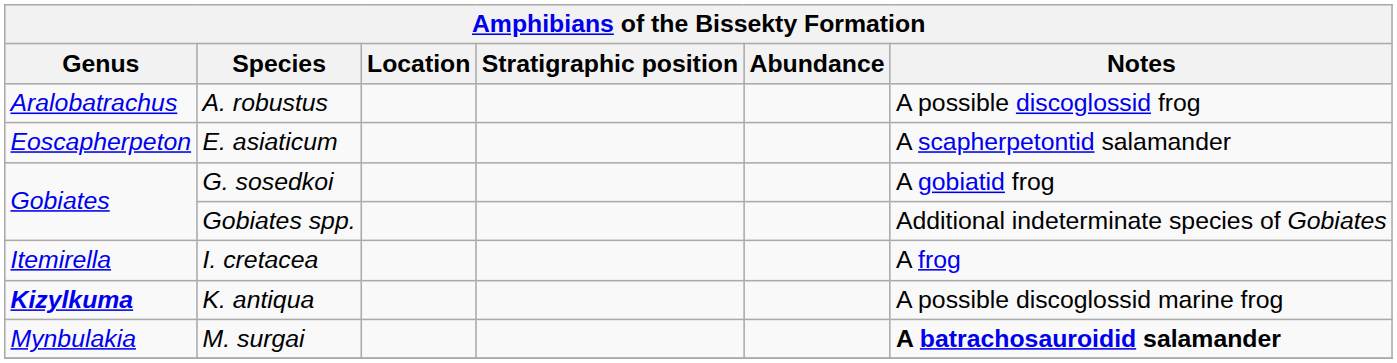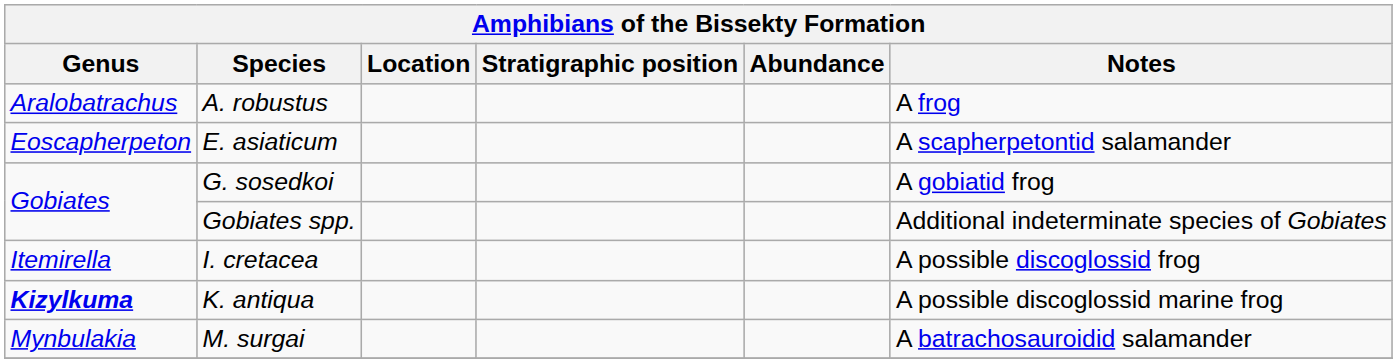(1048, 102) A possible discoglossid frog -> (928, 102) A frog
(928, 260) A frog -> (1048, 260) A possible discoglossid frog
(1088, 338) bold -> (1074, 338) normal
